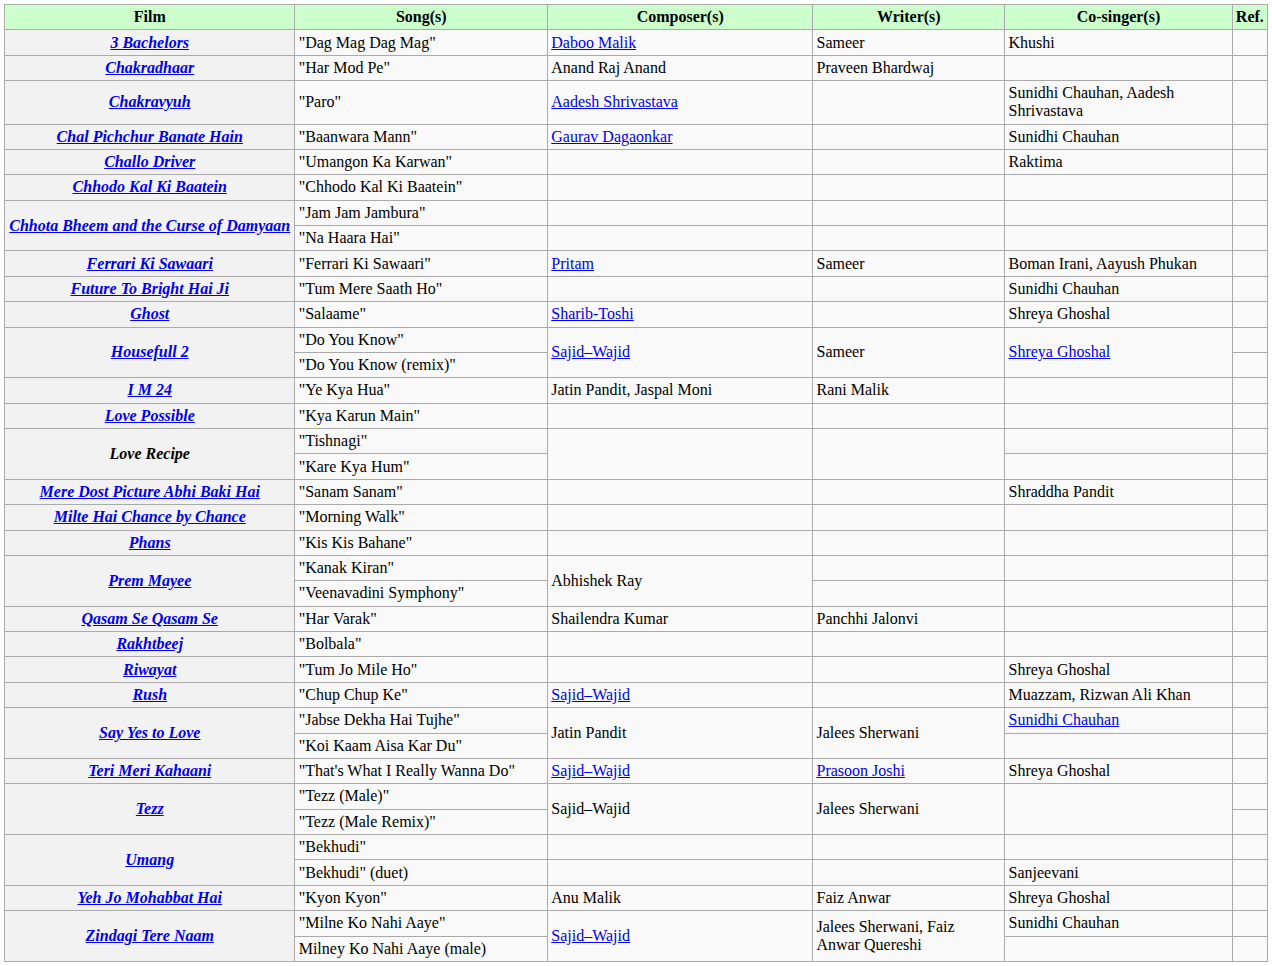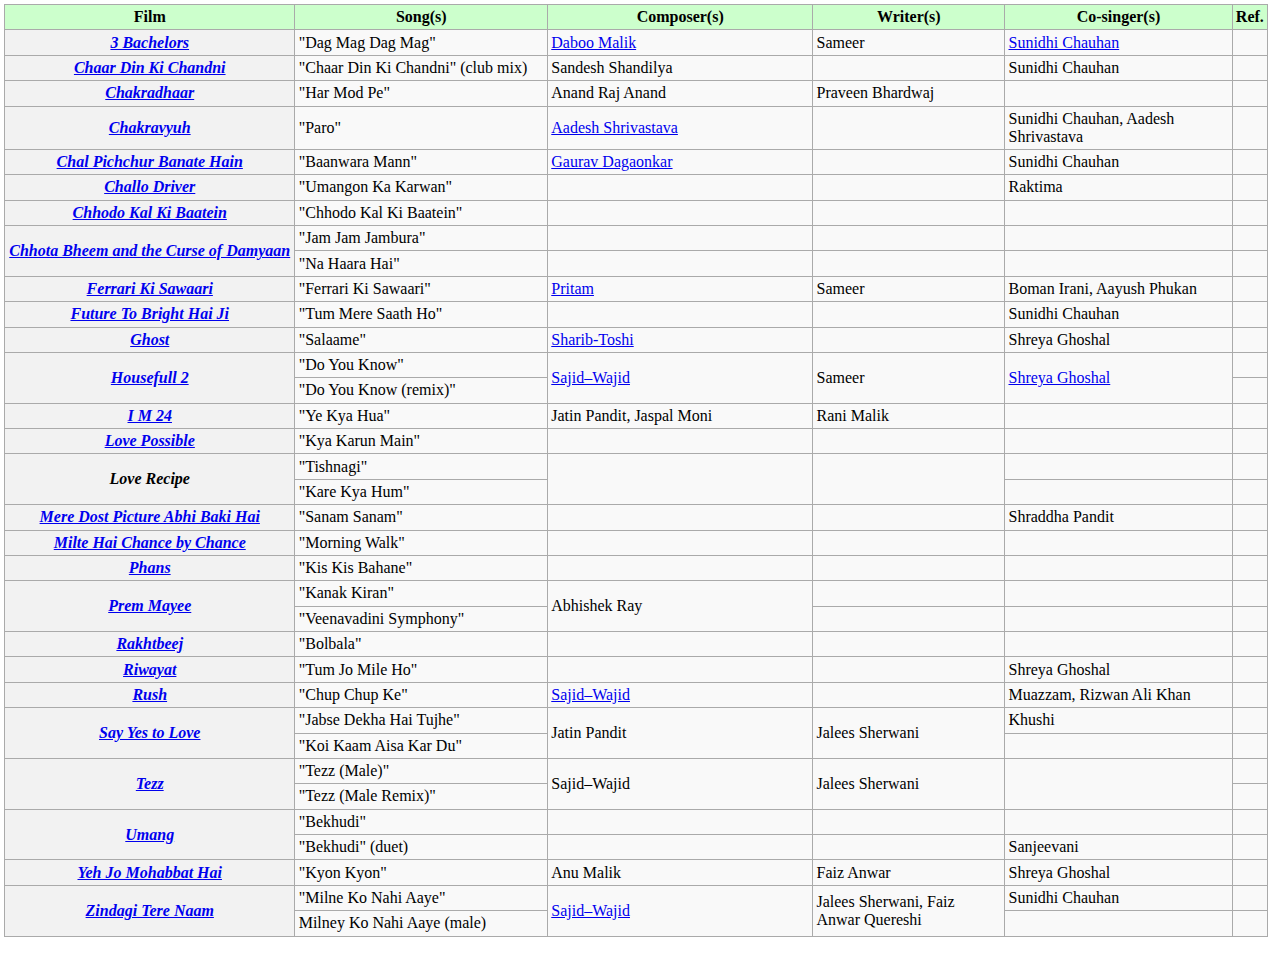(1032, 42) Khushi -> (1064, 42) Sunidhi Chauhan
+ row: (413, 67)
- row: (338, 618)
(1064, 720) Sunidhi Chauhan -> (1032, 720) Khushi
- row: (407, 771)
